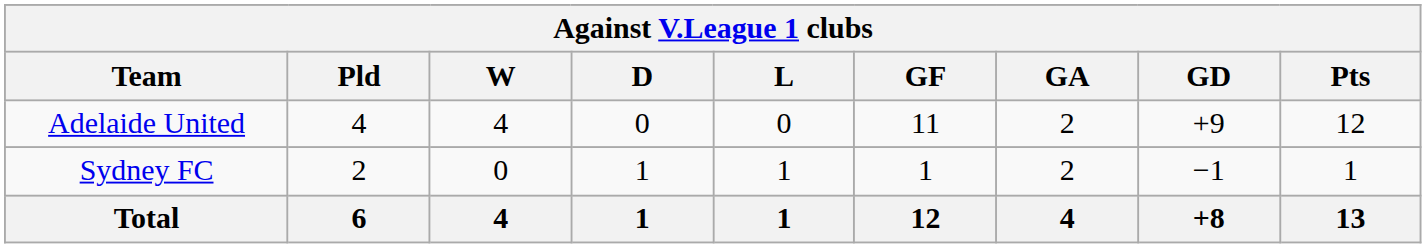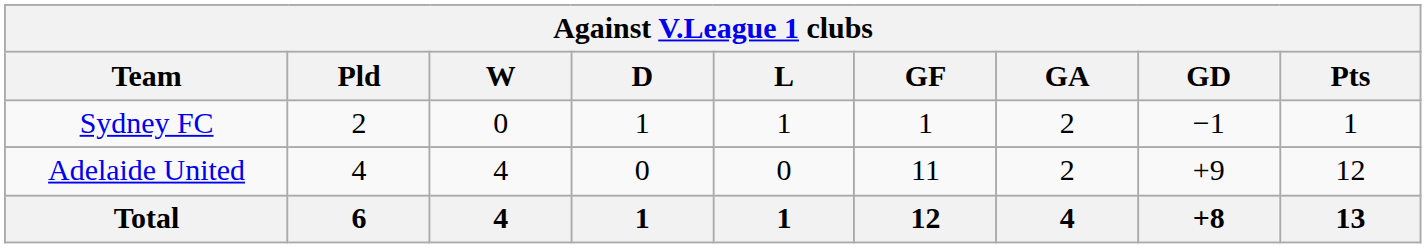rows swapped: (147, 123) <-> (147, 170)
